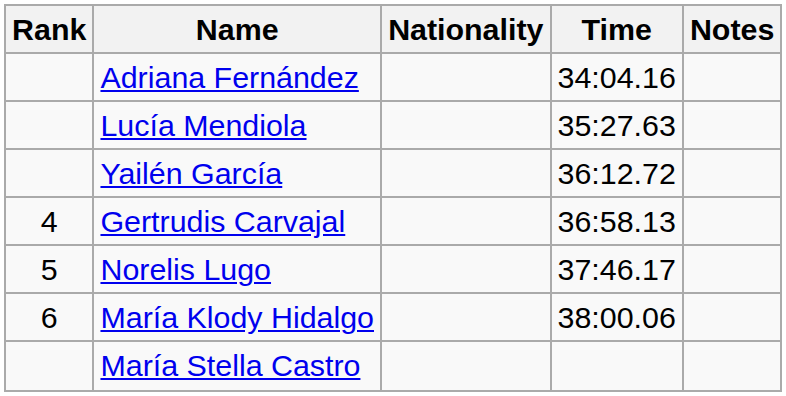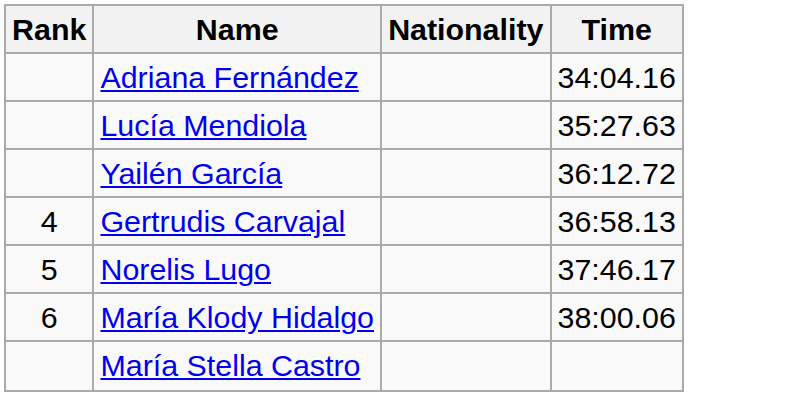- column: (732, 29)
